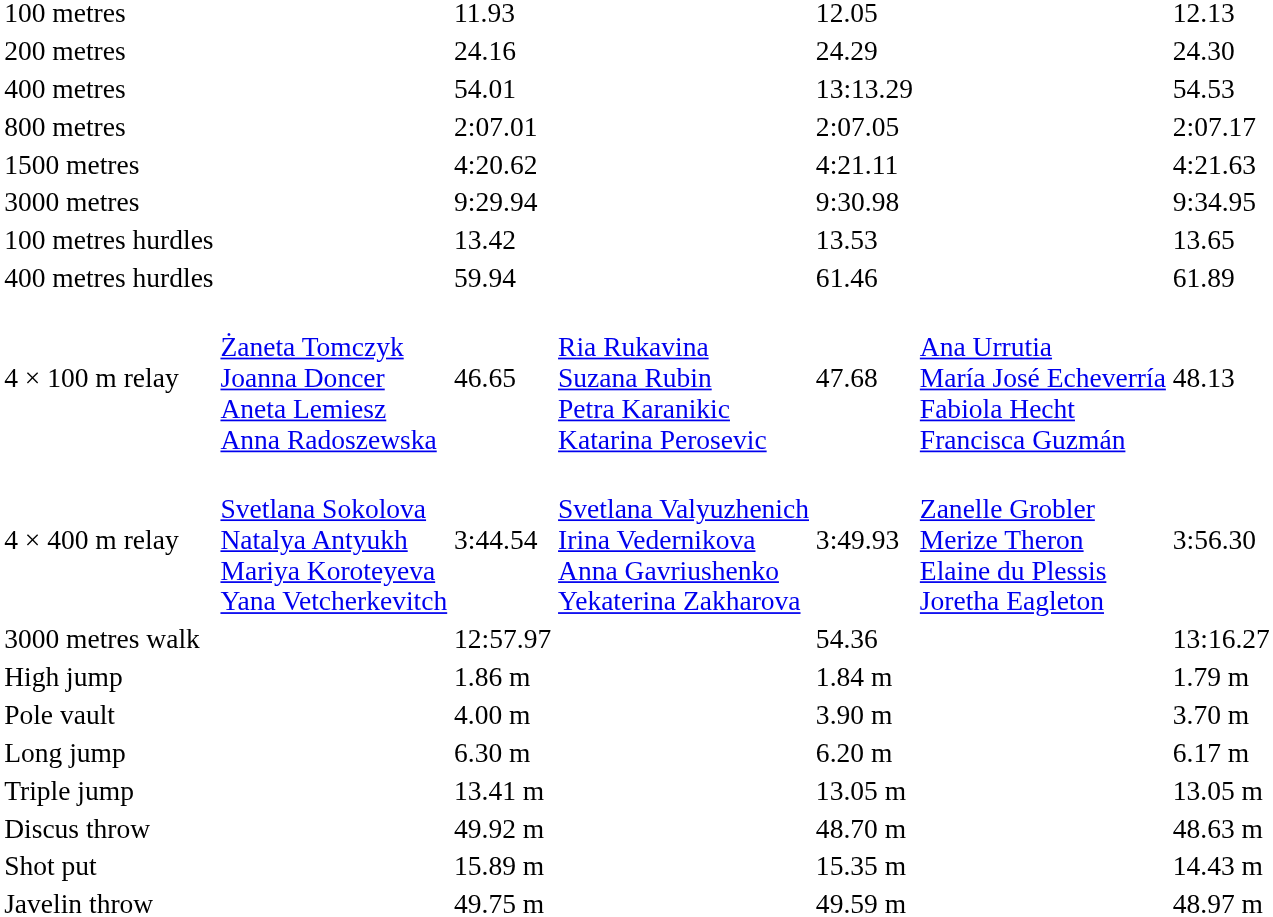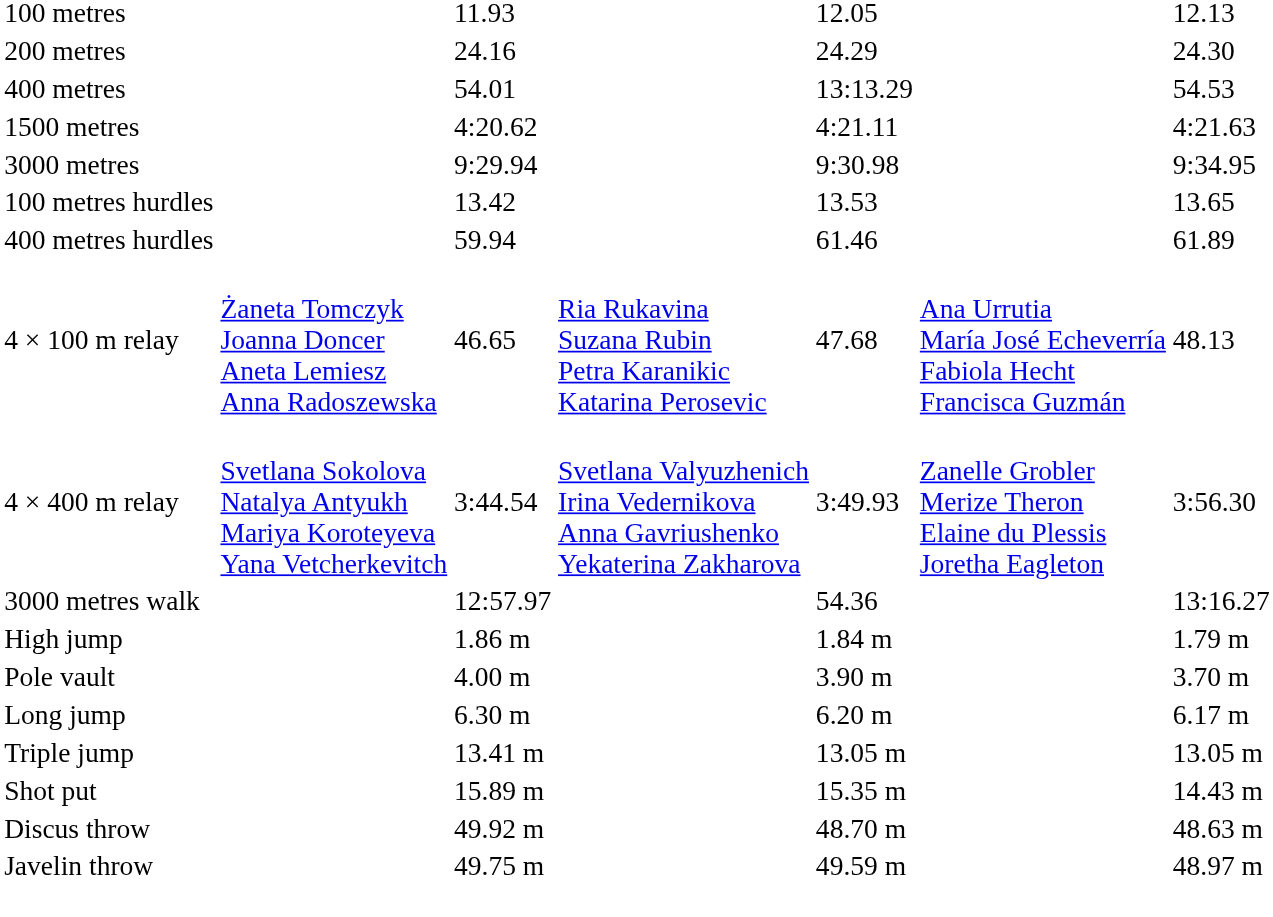- row: (65, 126)
rows swapped: (50, 866) <-> (77, 828)
